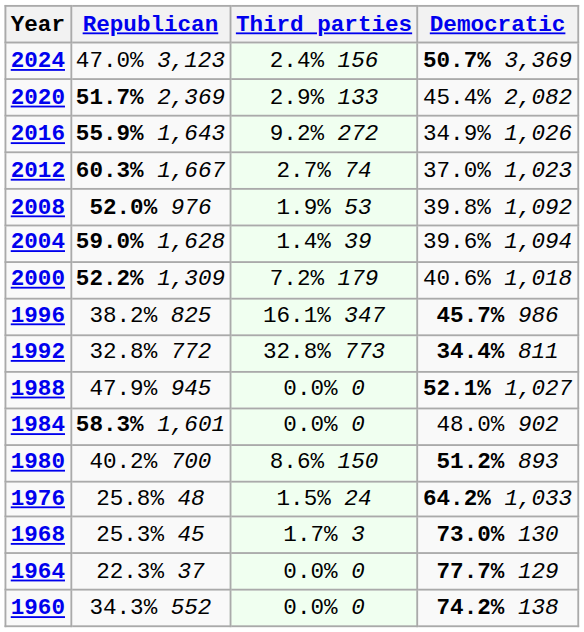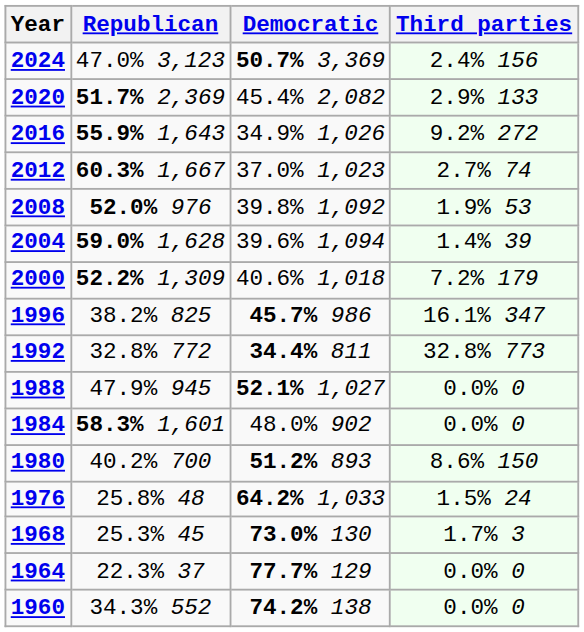columns swapped: (498, 25) <-> (324, 25)
